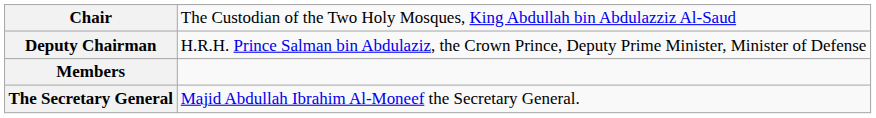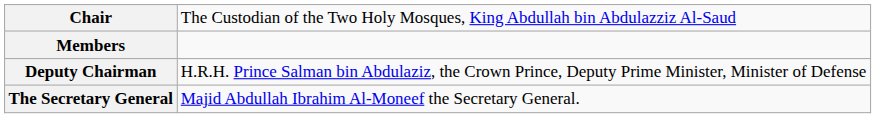rows swapped: (91, 44) <-> (91, 71)
